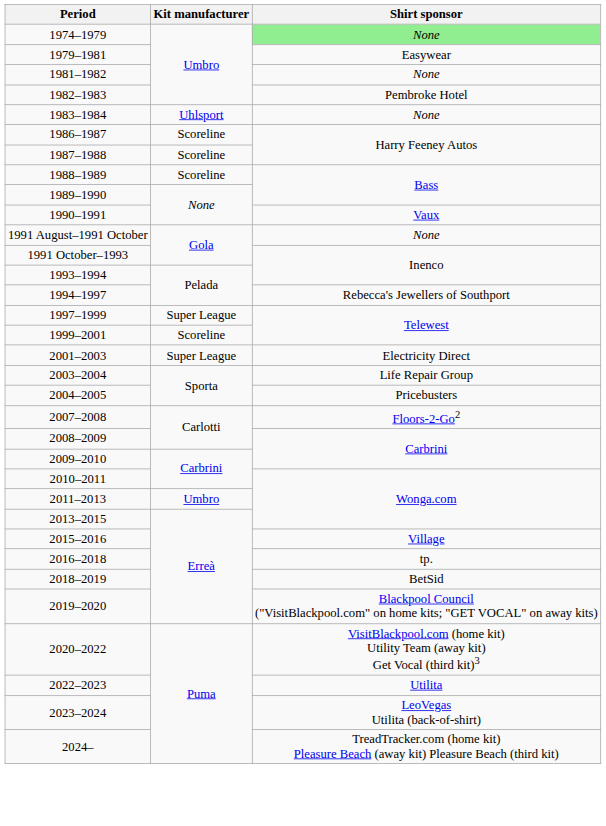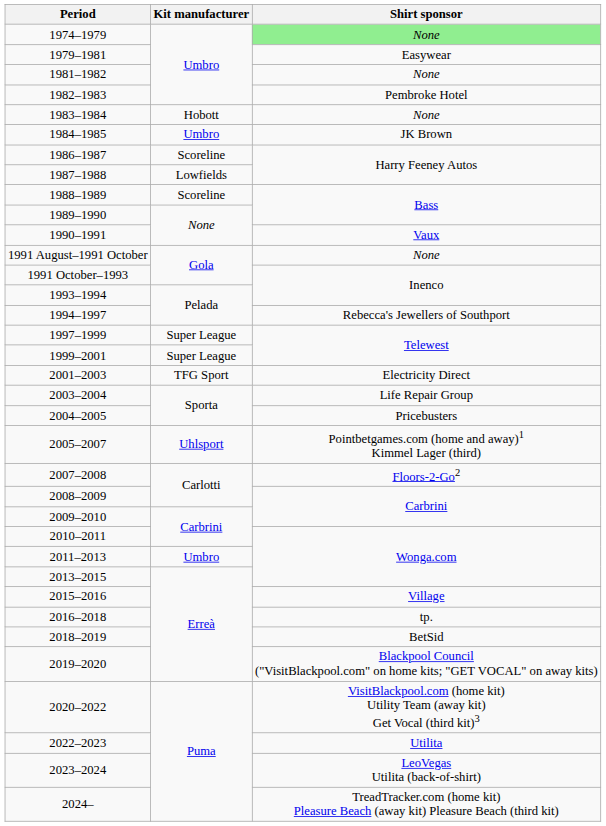(201, 114) Uhlsport -> (201, 114) Hobott
+ row: (78, 134)
(201, 154) Scoreline -> (201, 174) Lowfields
(201, 335) Scoreline -> (201, 355) Super League
(201, 355) Super League -> (201, 375) TFG Sport
+ row: (78, 444)
